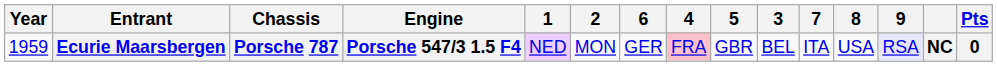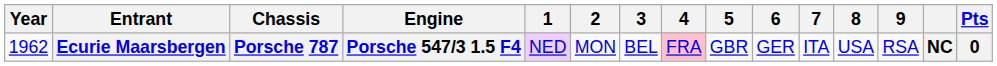columns swapped: (778, 19) <-> (644, 19)
(28, 47) 1959 -> (28, 47) 1962
(901, 47) lavender background -> (901, 47) no background
